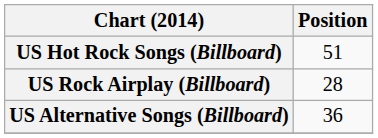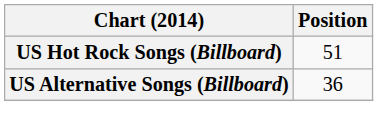- row: (149, 84)
